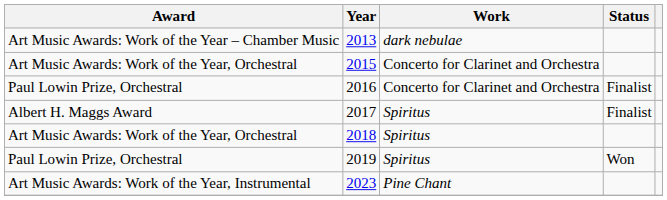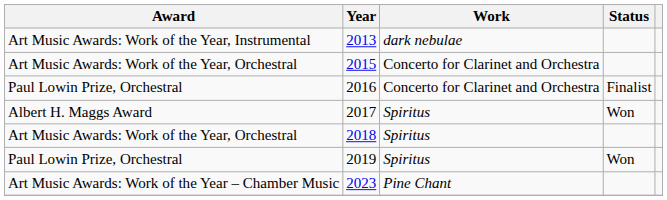(174, 40) Art Music Awards: Work of the Year – Chamber Music -> (159, 40) Art Music Awards: Work of the Year, Instrumental
(629, 111) Finalist -> (620, 111) Won
(159, 183) Art Music Awards: Work of the Year, Instrumental -> (174, 183) Art Music Awards: Work of the Year – Chamber Music
